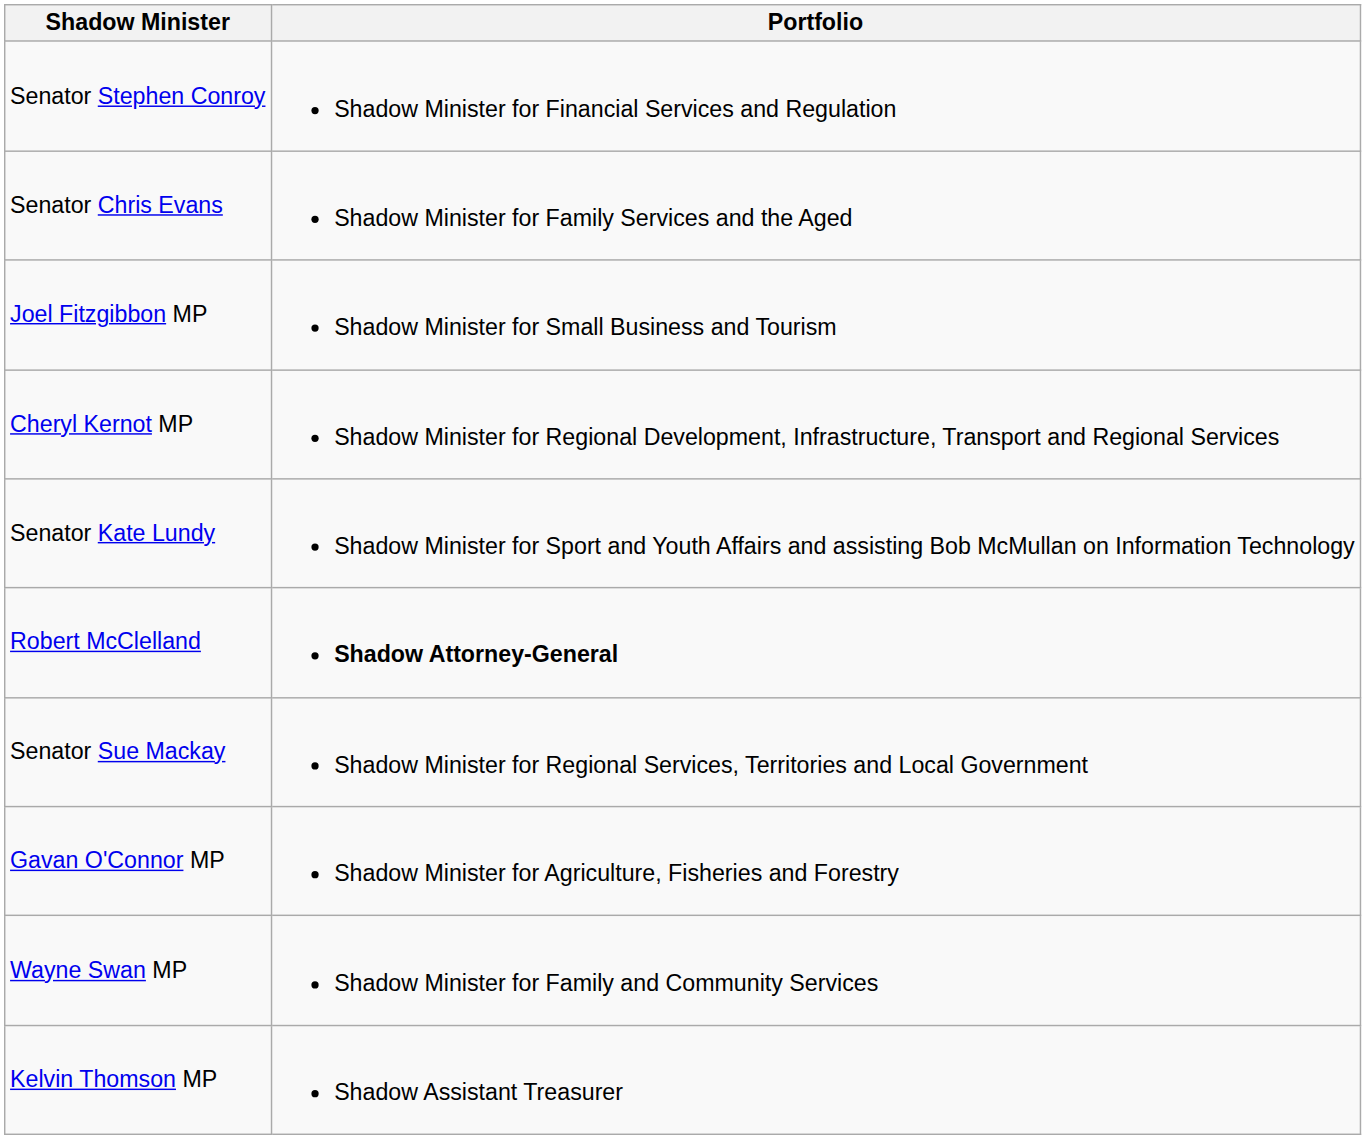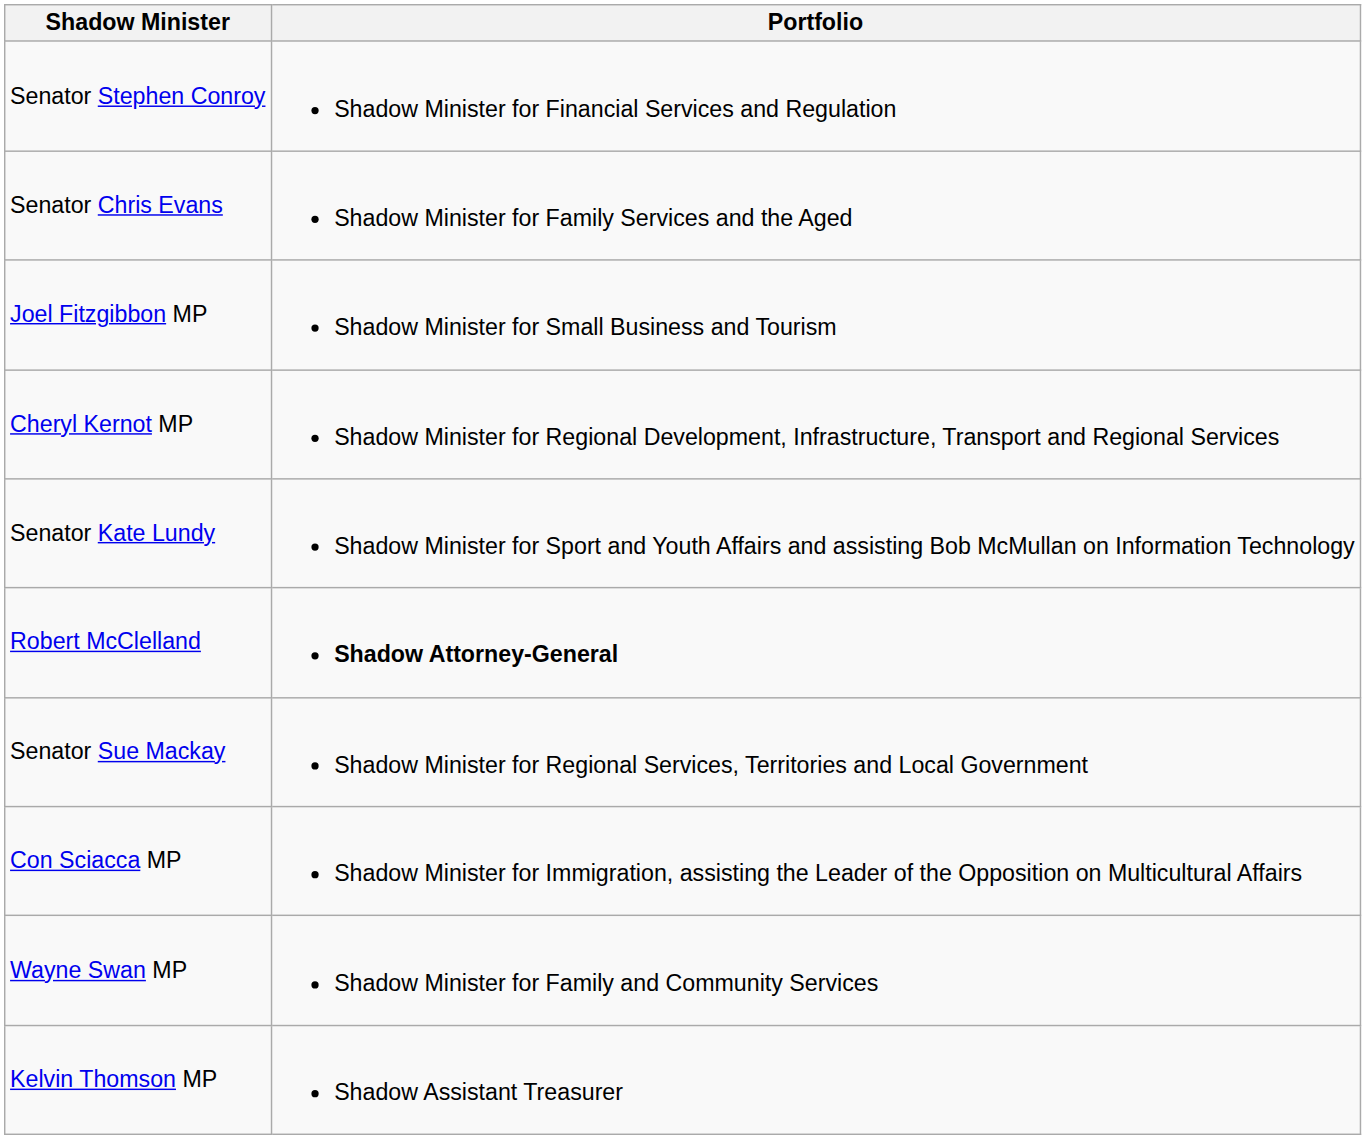- row: (117, 860)
+ row: (96, 860)
